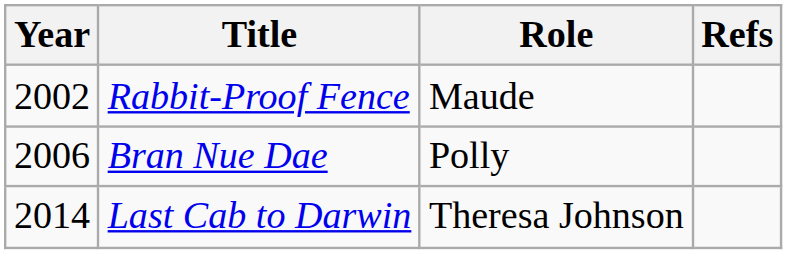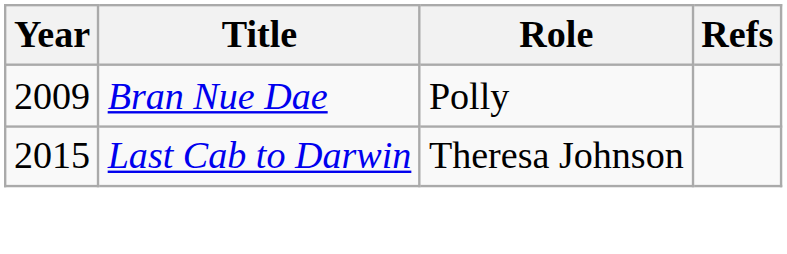- row: (259, 95)
(52, 155) 2006 -> (52, 95) 2009
(52, 215) 2014 -> (52, 155) 2015
